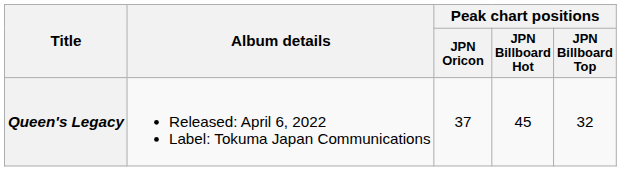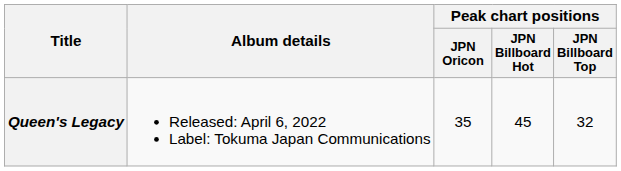(463, 121) 37 -> (463, 121) 35
